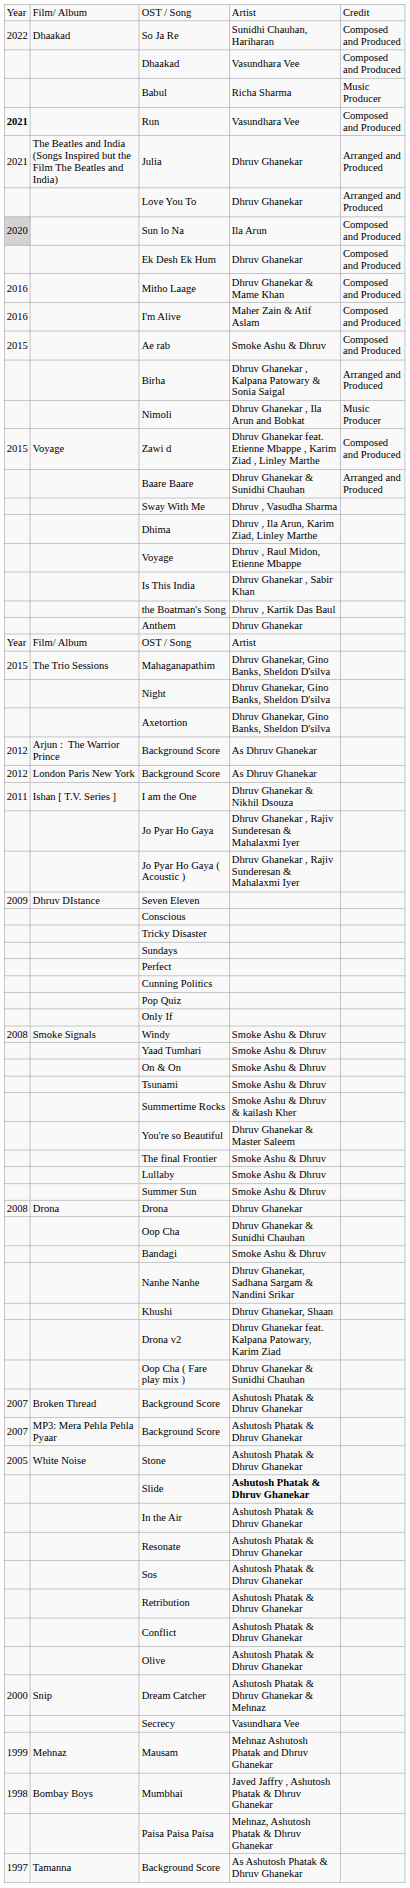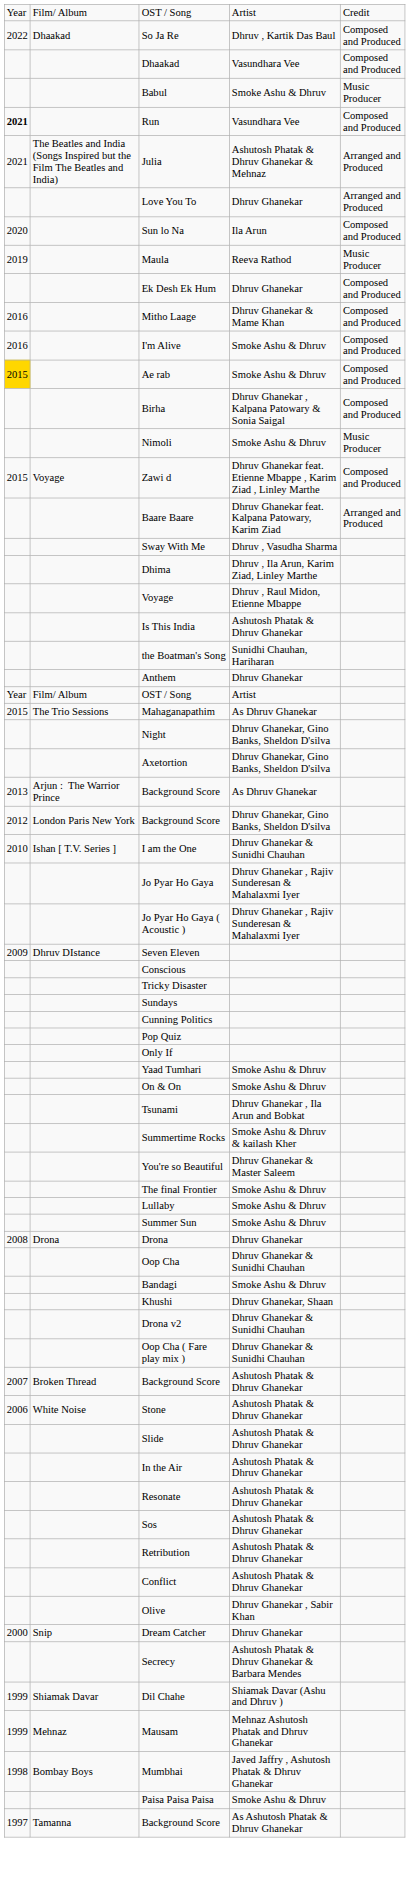(270, 35) Sunidhi Chauhan, Hariharan -> (284, 35) Dhruv , Kartik Das Baul
(262, 92) Richa Sharma -> (279, 92) Smoke Ashu & Dhruv
(267, 161) Dhruv Ghanekar -> (273, 161) Ashutosh Phatak & Dhruv Ghanekar & Mehnaz
(17, 231) lightgrey background -> (17, 231) no background
+ row: (85, 260)
(272, 316) Maher Zain & Atif Aslam -> (279, 345) Smoke Ashu & Dhruv
(17, 345) no background -> (17, 374) gold background
(372, 380) Arranged and Produced -> (372, 408) Composed and Produced
(277, 414) Dhruv Ghanekar , Ila Arun and Bobkat -> (279, 443) Smoke Ashu & Dhruv
(273, 483) Dhruv Ghanekar & Sunidhi Chauhan -> (278, 518) Dhruv Ghanekar feat. Kalpana Patowary, Karim Ziad
(282, 586) Dhruv Ghanekar , Sabir Khan -> (273, 627) Ashutosh Phatak & Dhruv Ghanekar
(284, 609) Dhruv , Kartik Das Baul -> (270, 655) Sunidhi Chauhan, Hariharan
(281, 665) Dhruv Ghanekar, Gino Banks, Sheldon D'silva -> (274, 711) As Dhruv Ghanekar
(17, 751) 2012 -> (17, 791) 2013
(274, 773) As Dhruv Ghanekar -> (281, 820) Dhruv Ghanekar, Gino Banks, Sheldon D'silva
(17, 796) 2011 -> (17, 849) 2010
(273, 796) Dhruv Ghanekar & Nikhil Dsouza -> (273, 849) Dhruv Ghanekar & Sunidhi Chauhan
- row: (85, 967)
- row: (64, 1034)
(279, 1084) Smoke Ashu & Dhruv -> (277, 1109) Dhruv Ghanekar , Ila Arun and Bobkat
- row: (85, 1283)
(278, 1340) Dhruv Ghanekar feat. Kalpana Patowary, Karim Ziad -> (273, 1324) Dhruv Ghanekar & Sunidhi Chauhan
- row: (83, 1431)
(17, 1460) 2005 -> (17, 1410) 2006
(276, 1489) bold -> (273, 1438) normal
(273, 1660) Ashutosh Phatak & Dhruv Ghanekar -> (282, 1610) Dhruv Ghanekar , Sabir Khan
(273, 1695) Ashutosh Phatak & Dhruv Ghanekar & Mehnaz -> (267, 1633) Dhruv Ghanekar
(266, 1724) Vasundhara Vee -> (273, 1661) Ashutosh Phatak & Dhruv Ghanekar & Barbara Mendes
+ row: (65, 1696)
(271, 1833) Mehnaz, Ashutosh Phatak & Dhruv Ghanekar -> (279, 1800) Smoke Ashu & Dhruv
